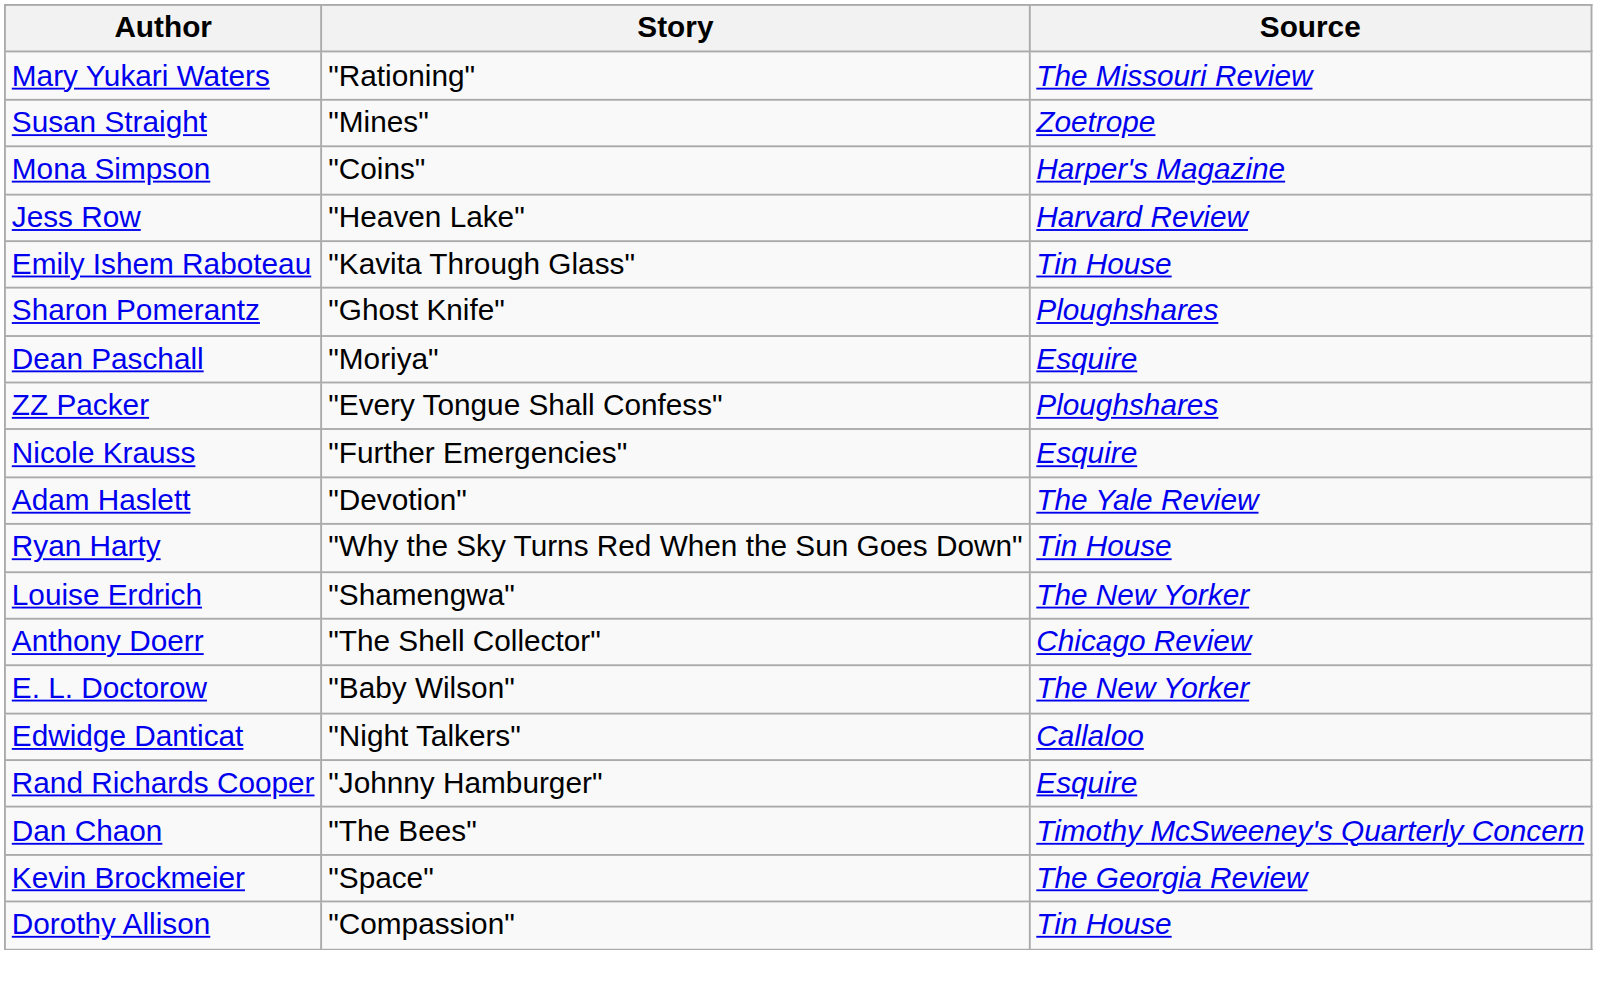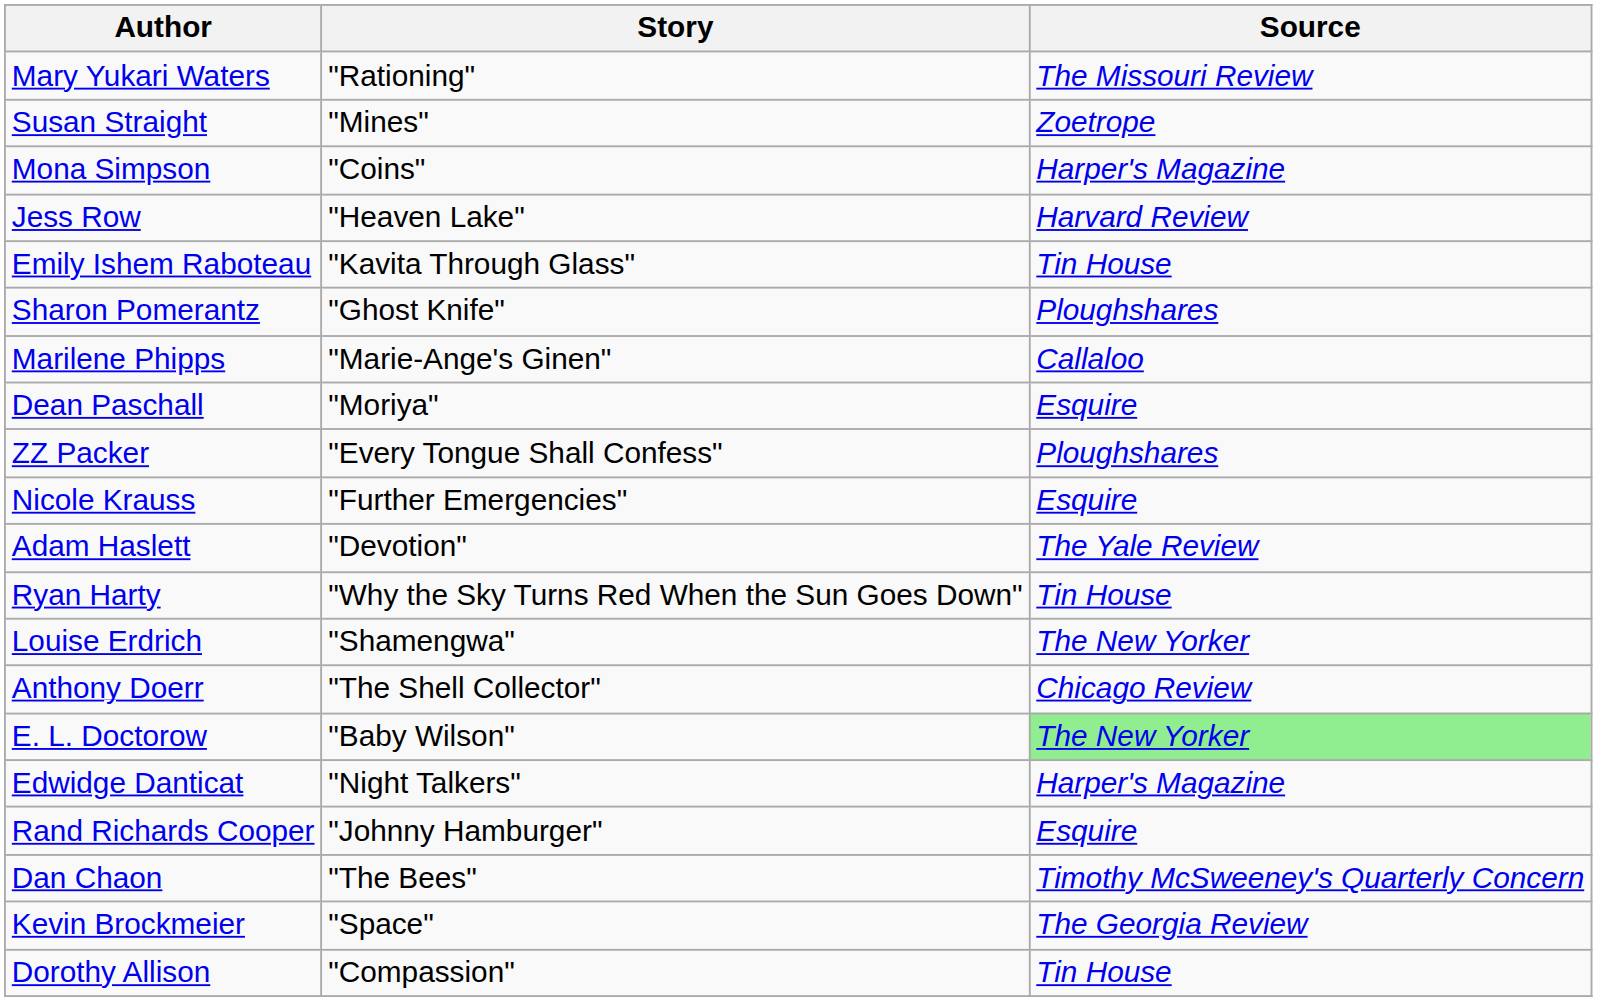+ row: (118, 358)
(1143, 688) no background -> (1143, 736) lightgreen background
(1090, 736) Callaloo -> (1161, 783) Harper's Magazine
